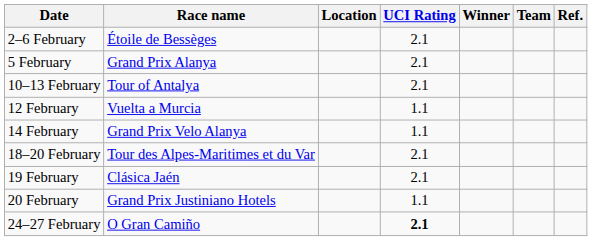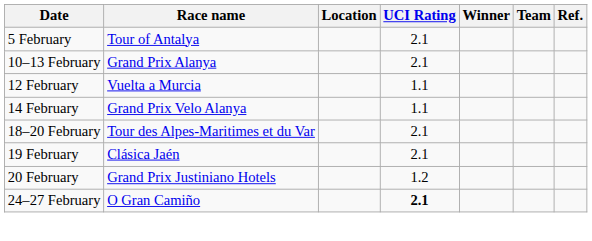- row: (47, 39)
(162, 62) Grand Prix Alanya -> (153, 39) Tour of Antalya
(153, 85) Tour of Antalya -> (162, 62) Grand Prix Alanya
(420, 200) 1.1 -> (420, 177) 1.2
